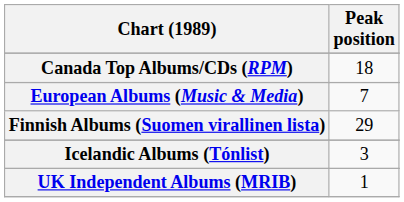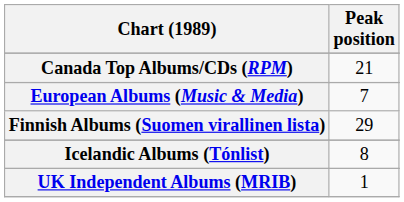(364, 67) 18 -> (364, 67) 21
(364, 153) 3 -> (364, 153) 8
